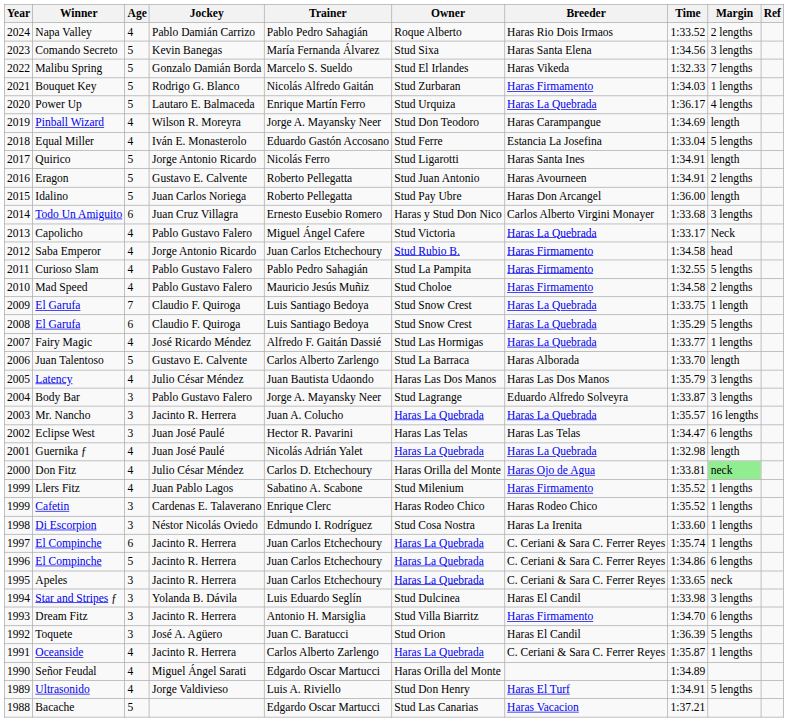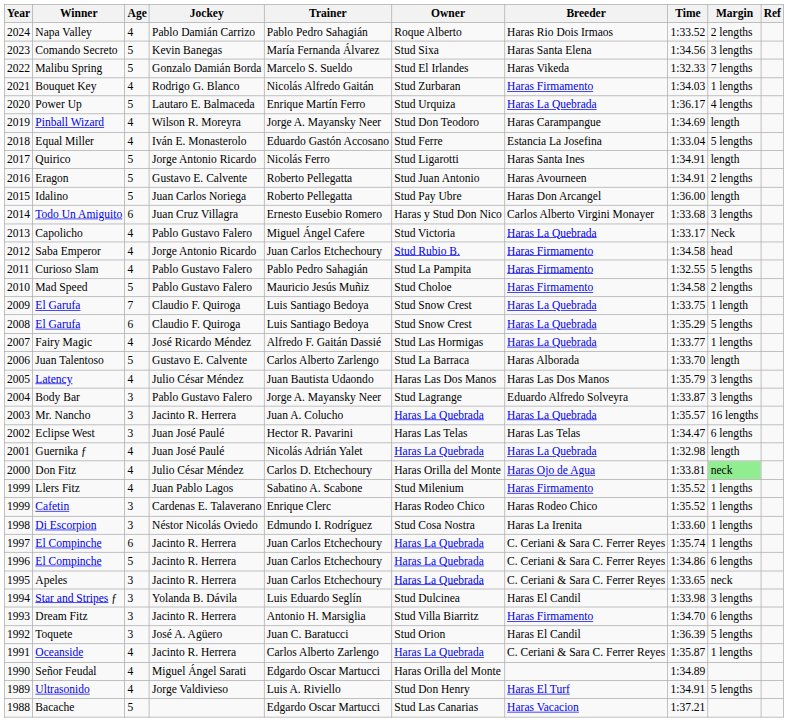(130, 86) 5 -> (130, 86) 4
(130, 287) 4 -> (130, 287) 5
